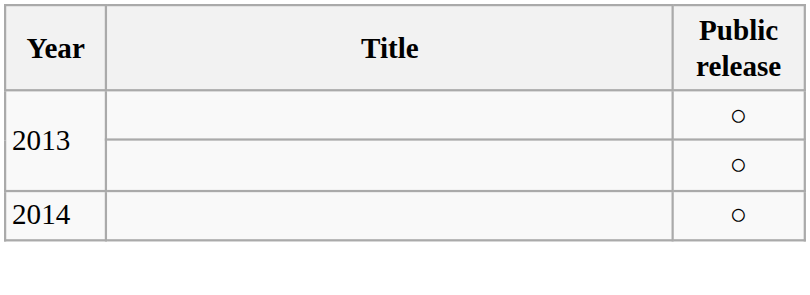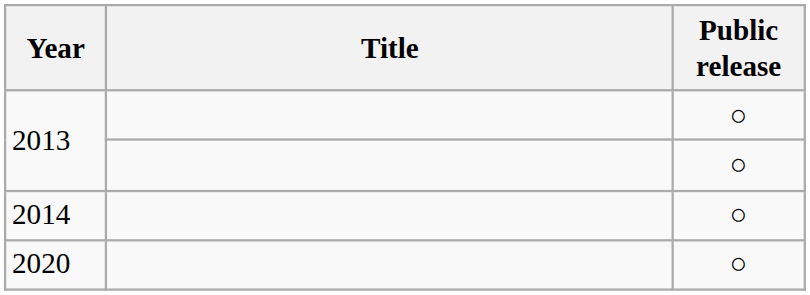+ row: (41, 263)
